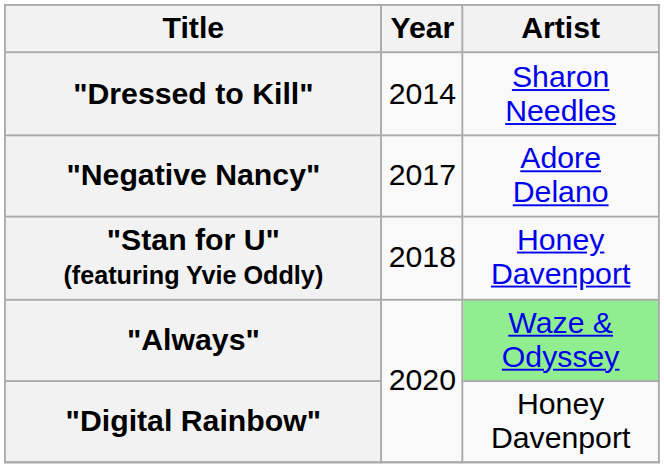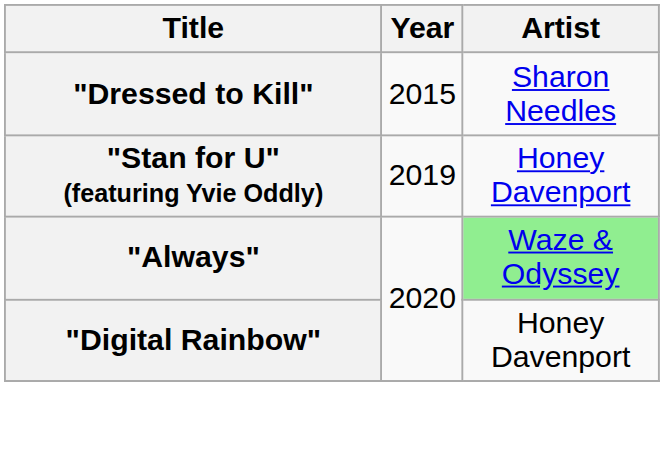(422, 93) 2014 -> (422, 93) 2015
- row: (193, 175)
(422, 257) 2018 -> (422, 175) 2019
